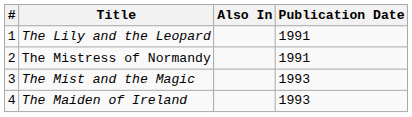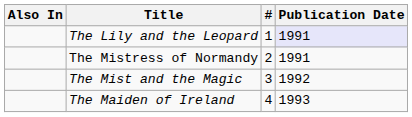columns swapped: (12, 15) <-> (245, 15)
(294, 37) no background -> (294, 37) lavender background
(294, 79) 1993 -> (294, 79) 1992
